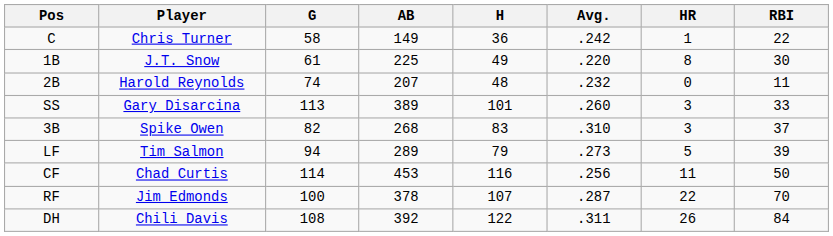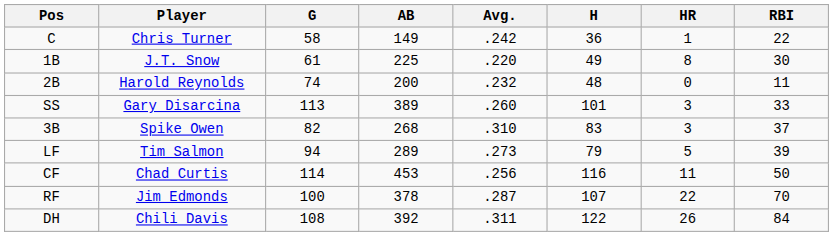columns swapped: (500, 16) <-> (594, 16)
(406, 84) 207 -> (406, 84) 200
